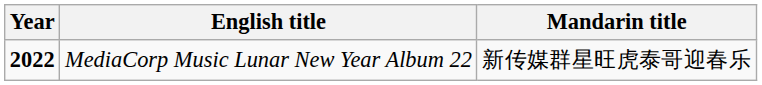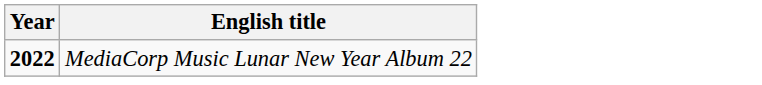- column: (617, 22)
